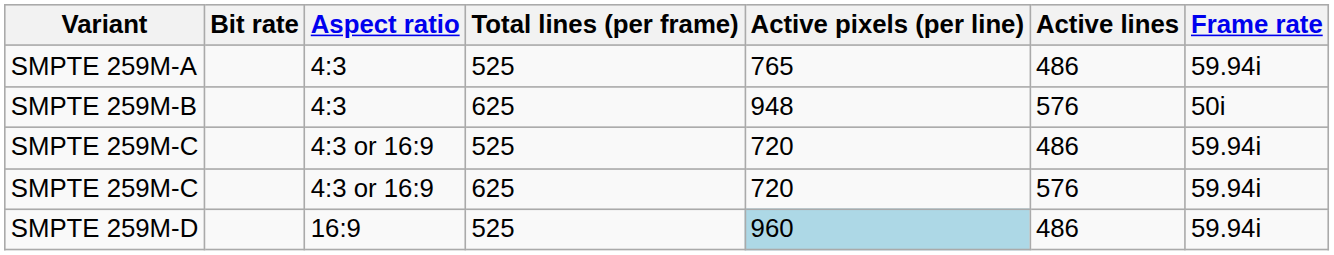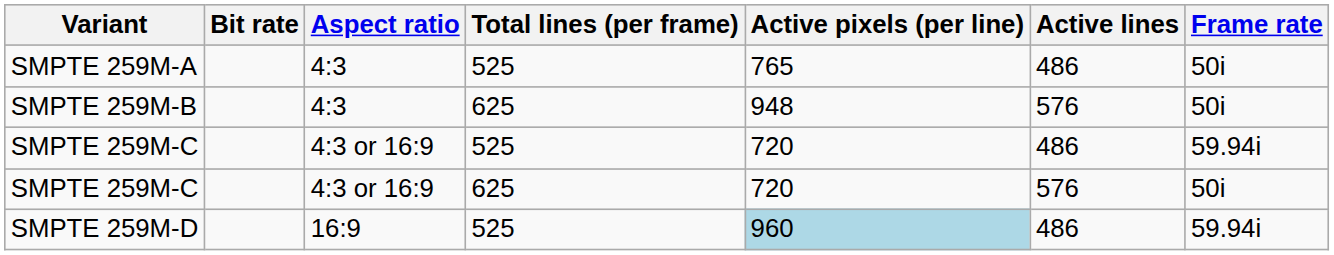(1226, 65) 59.94i -> (1208, 65) 50i
(1226, 188) 59.94i -> (1208, 188) 50i
